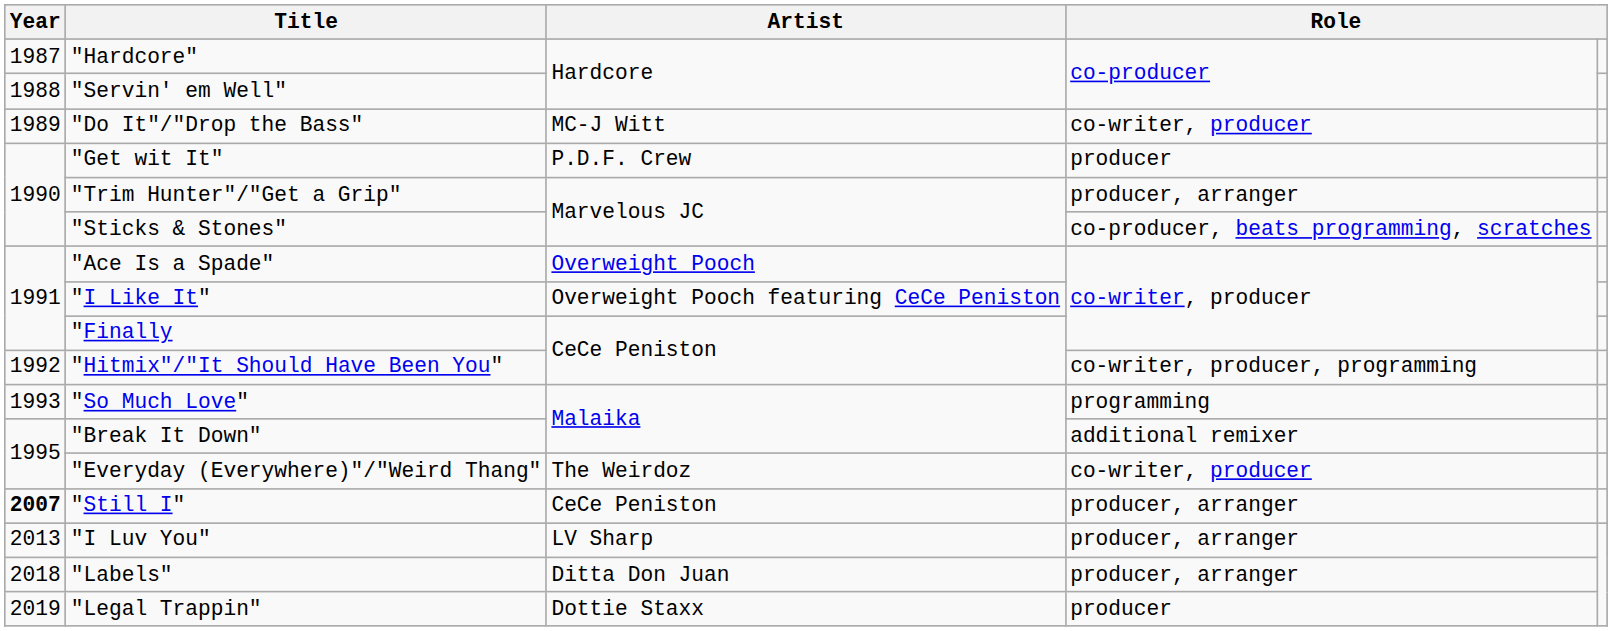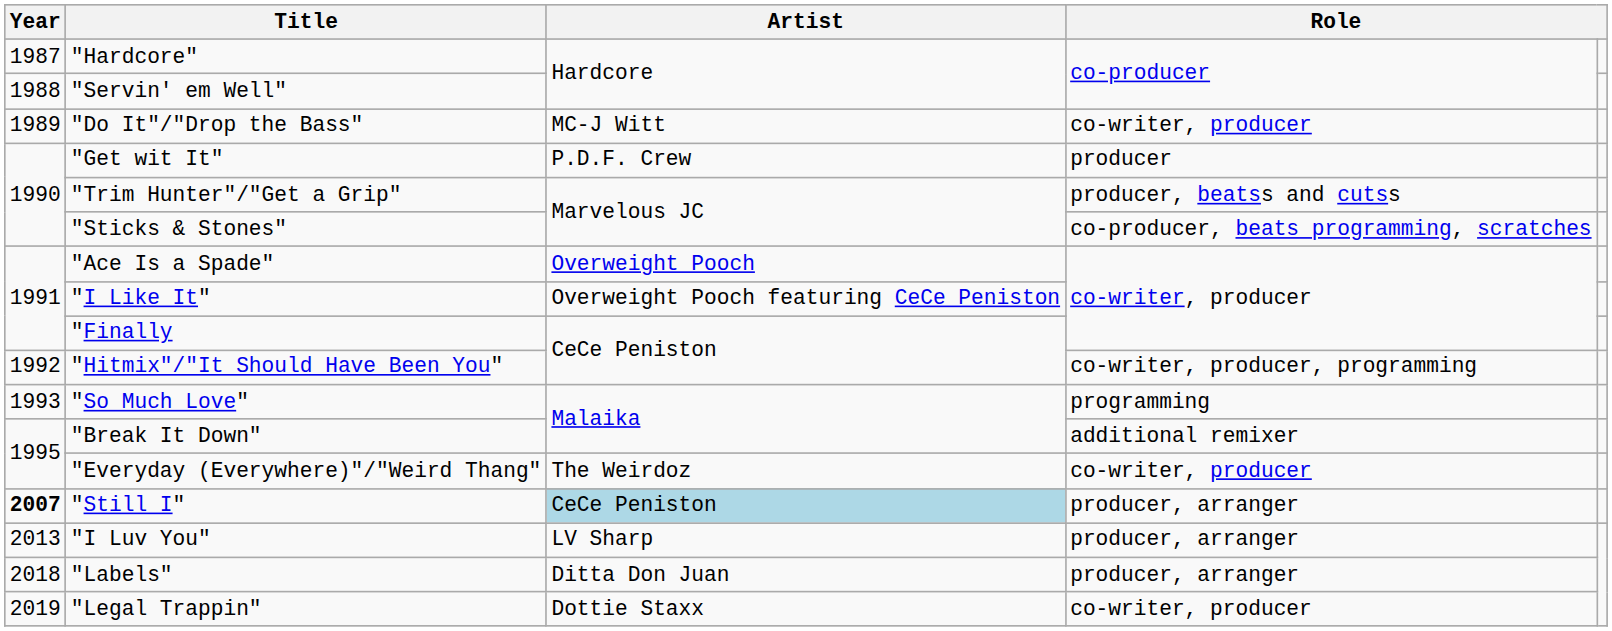(1185, 195) producer, arranger -> (1236, 195) producer, beatss and cutss
(634, 506) no background -> (634, 506) lightblue background
(1121, 609) producer -> (1191, 609) co-writer, producer
